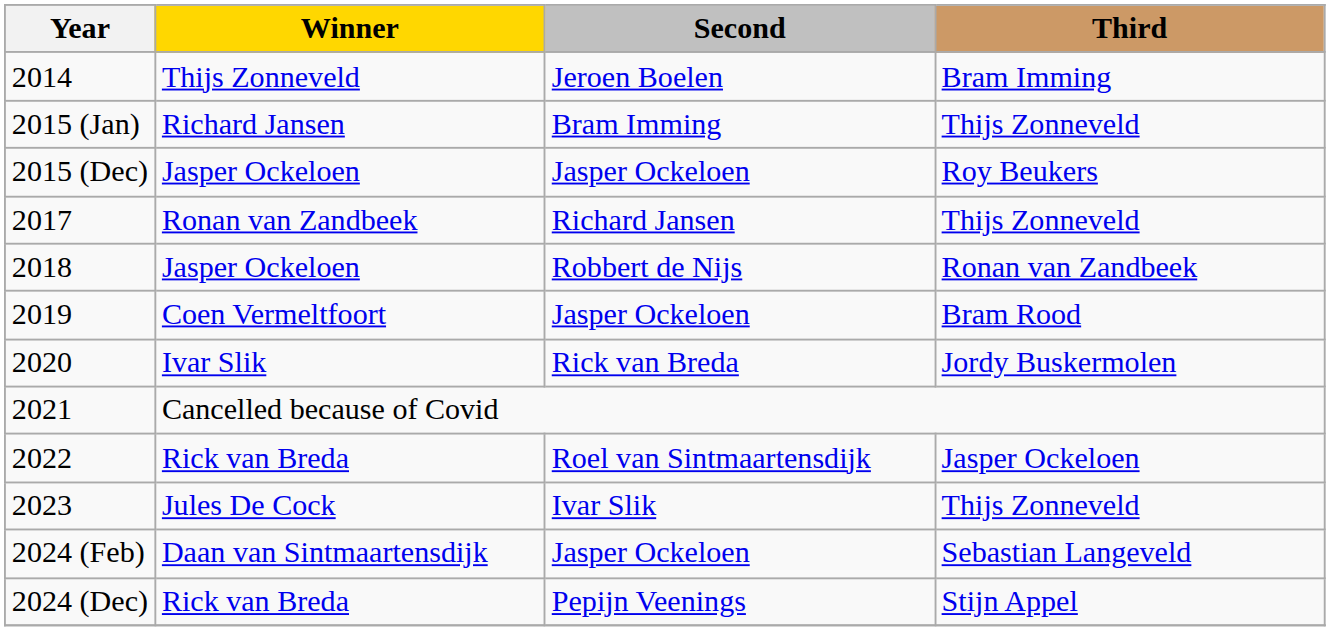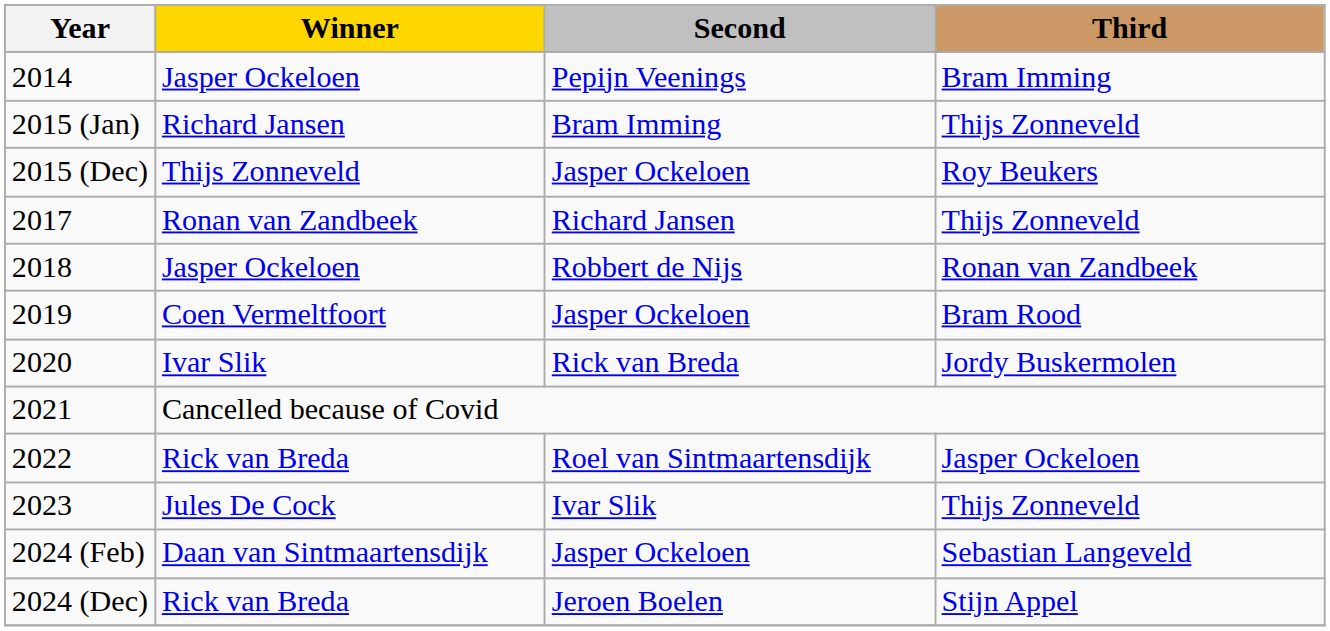(261, 76) Thijs Zonneveld -> (261, 76) Jasper Ockeloen
(637, 76) Jeroen Boelen -> (649, 76) Pepijn Veenings
(261, 171) Jasper Ockeloen -> (261, 171) Thijs Zonneveld
(649, 600) Pepijn Veenings -> (637, 600) Jeroen Boelen
